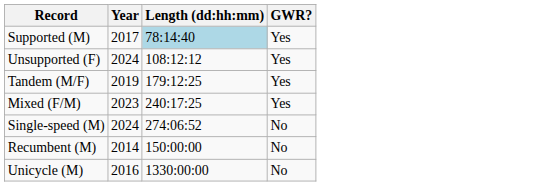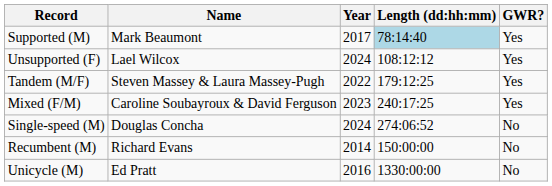+ column: (224, 15)
(125, 81) 2019 -> (357, 81) 2022
